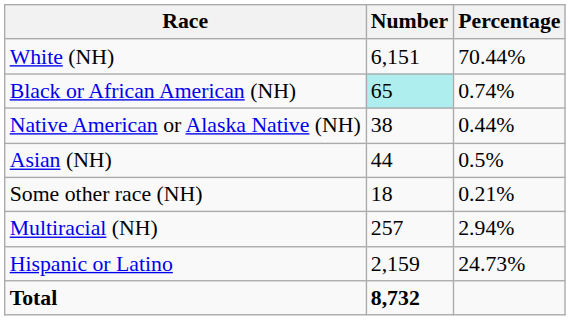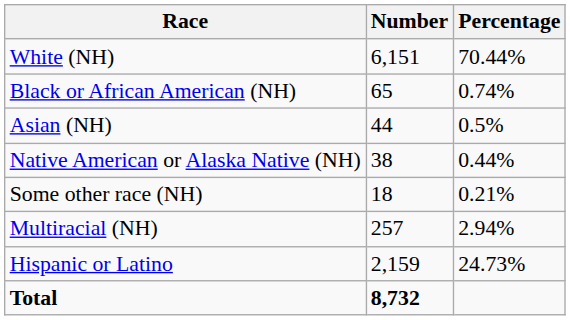(382, 90) paleturquoise background -> (382, 90) no background
rows swapped: (185, 125) <-> (61, 159)
